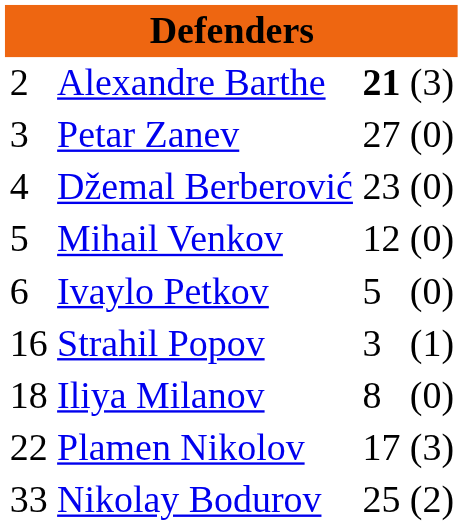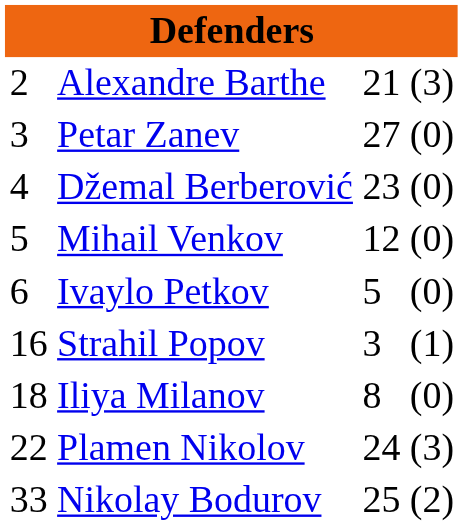(381, 82) bold -> (381, 82) normal
(381, 447) 17 -> (381, 447) 24
